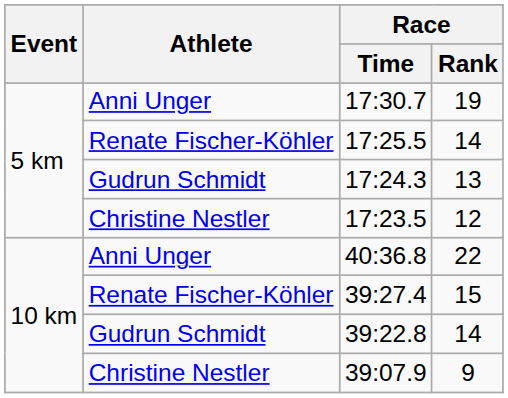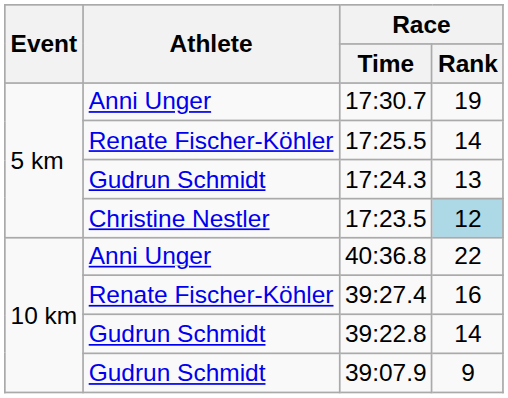(468, 218) no background -> (468, 218) lightblue background
(468, 295) 15 -> (468, 295) 16
(179, 373) Christine Nestler -> (177, 373) Gudrun Schmidt
